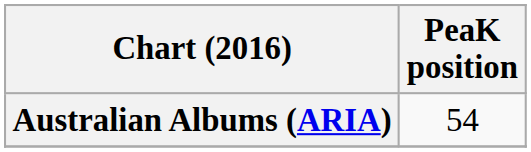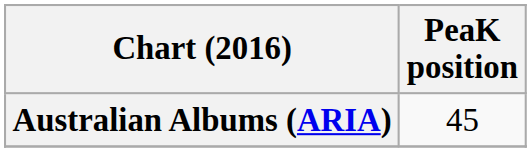(462, 119) 54 -> (462, 119) 45
